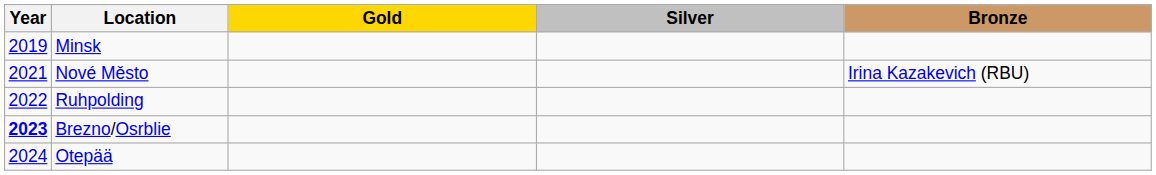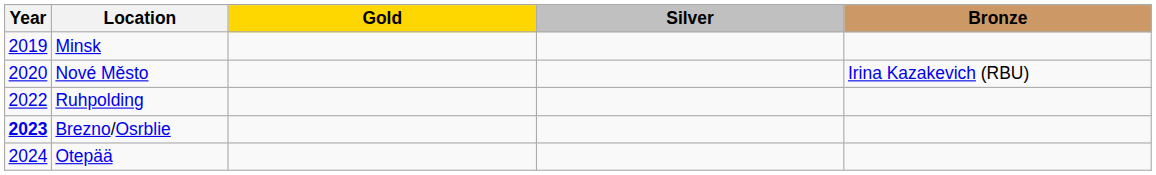(28, 73) 2021 -> (28, 73) 2020
